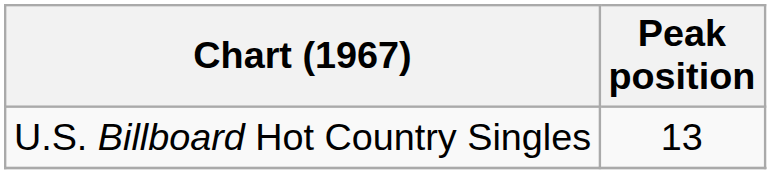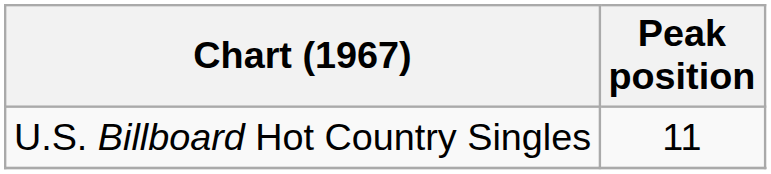(682, 136) 13 -> (682, 136) 11
